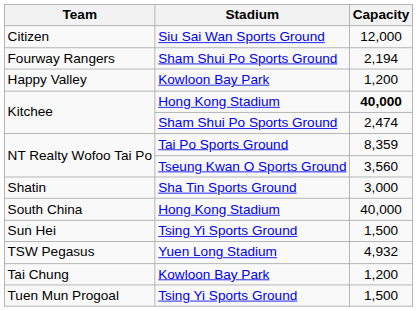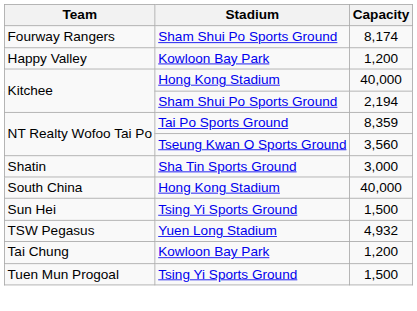- row: (28, 36)
(381, 58) 2,194 -> (381, 36) 8,174
(381, 101) bold -> (381, 79) normal
(381, 123) 2,474 -> (381, 101) 2,194
